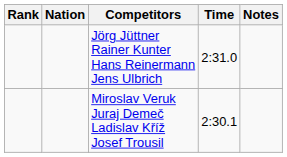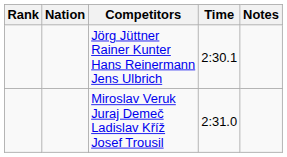(219, 57) 2:31.0 -> (219, 57) 2:30.1
(219, 121) 2:30.1 -> (219, 121) 2:31.0
